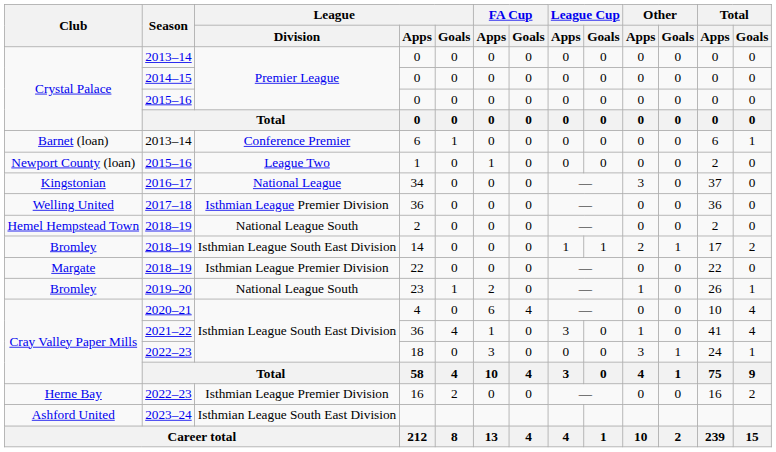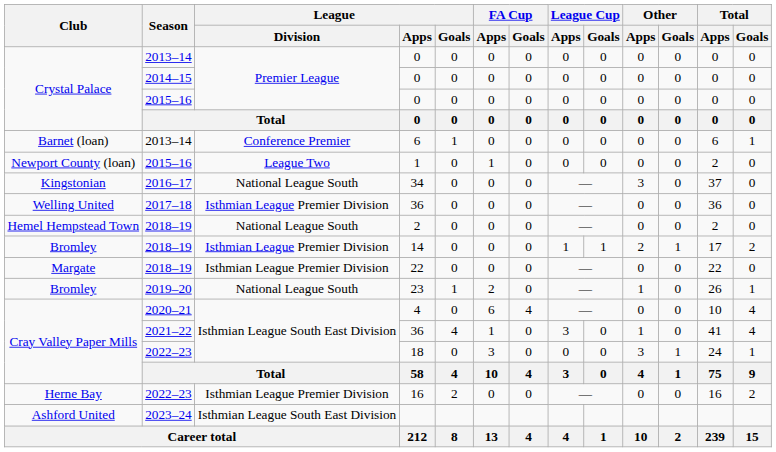(297, 183) National League -> (297, 183) National League South
(297, 246) Isthmian League South East Division -> (297, 246) Isthmian League Premier Division
